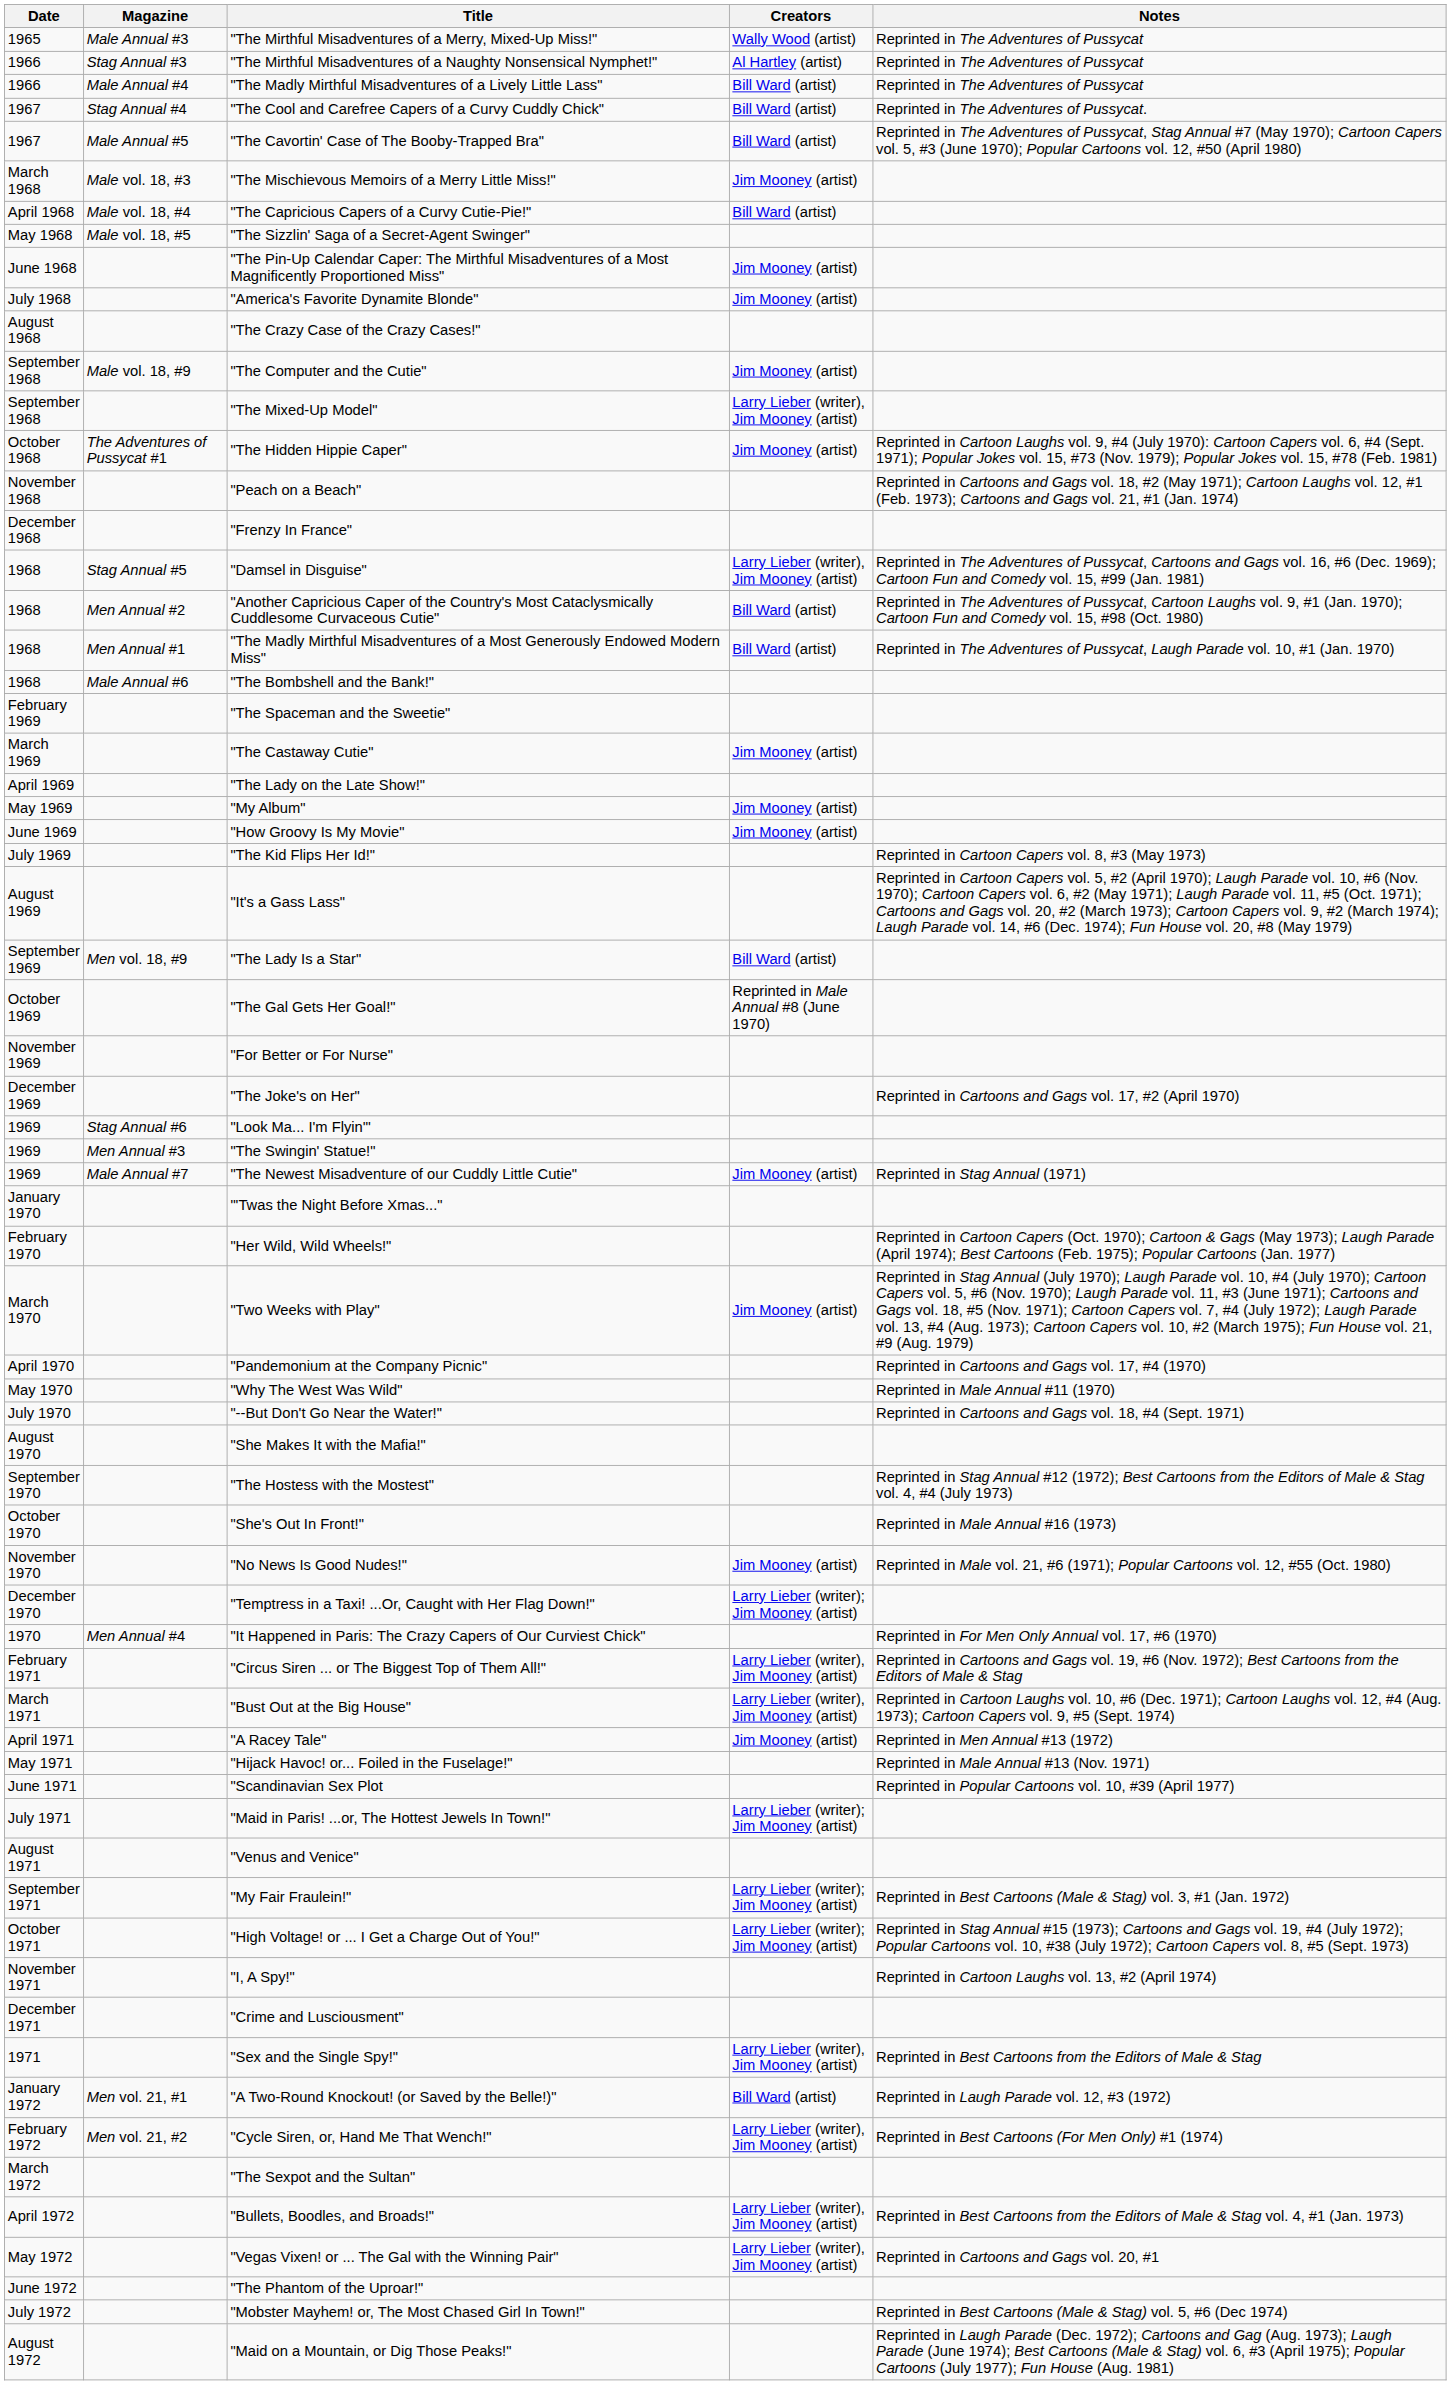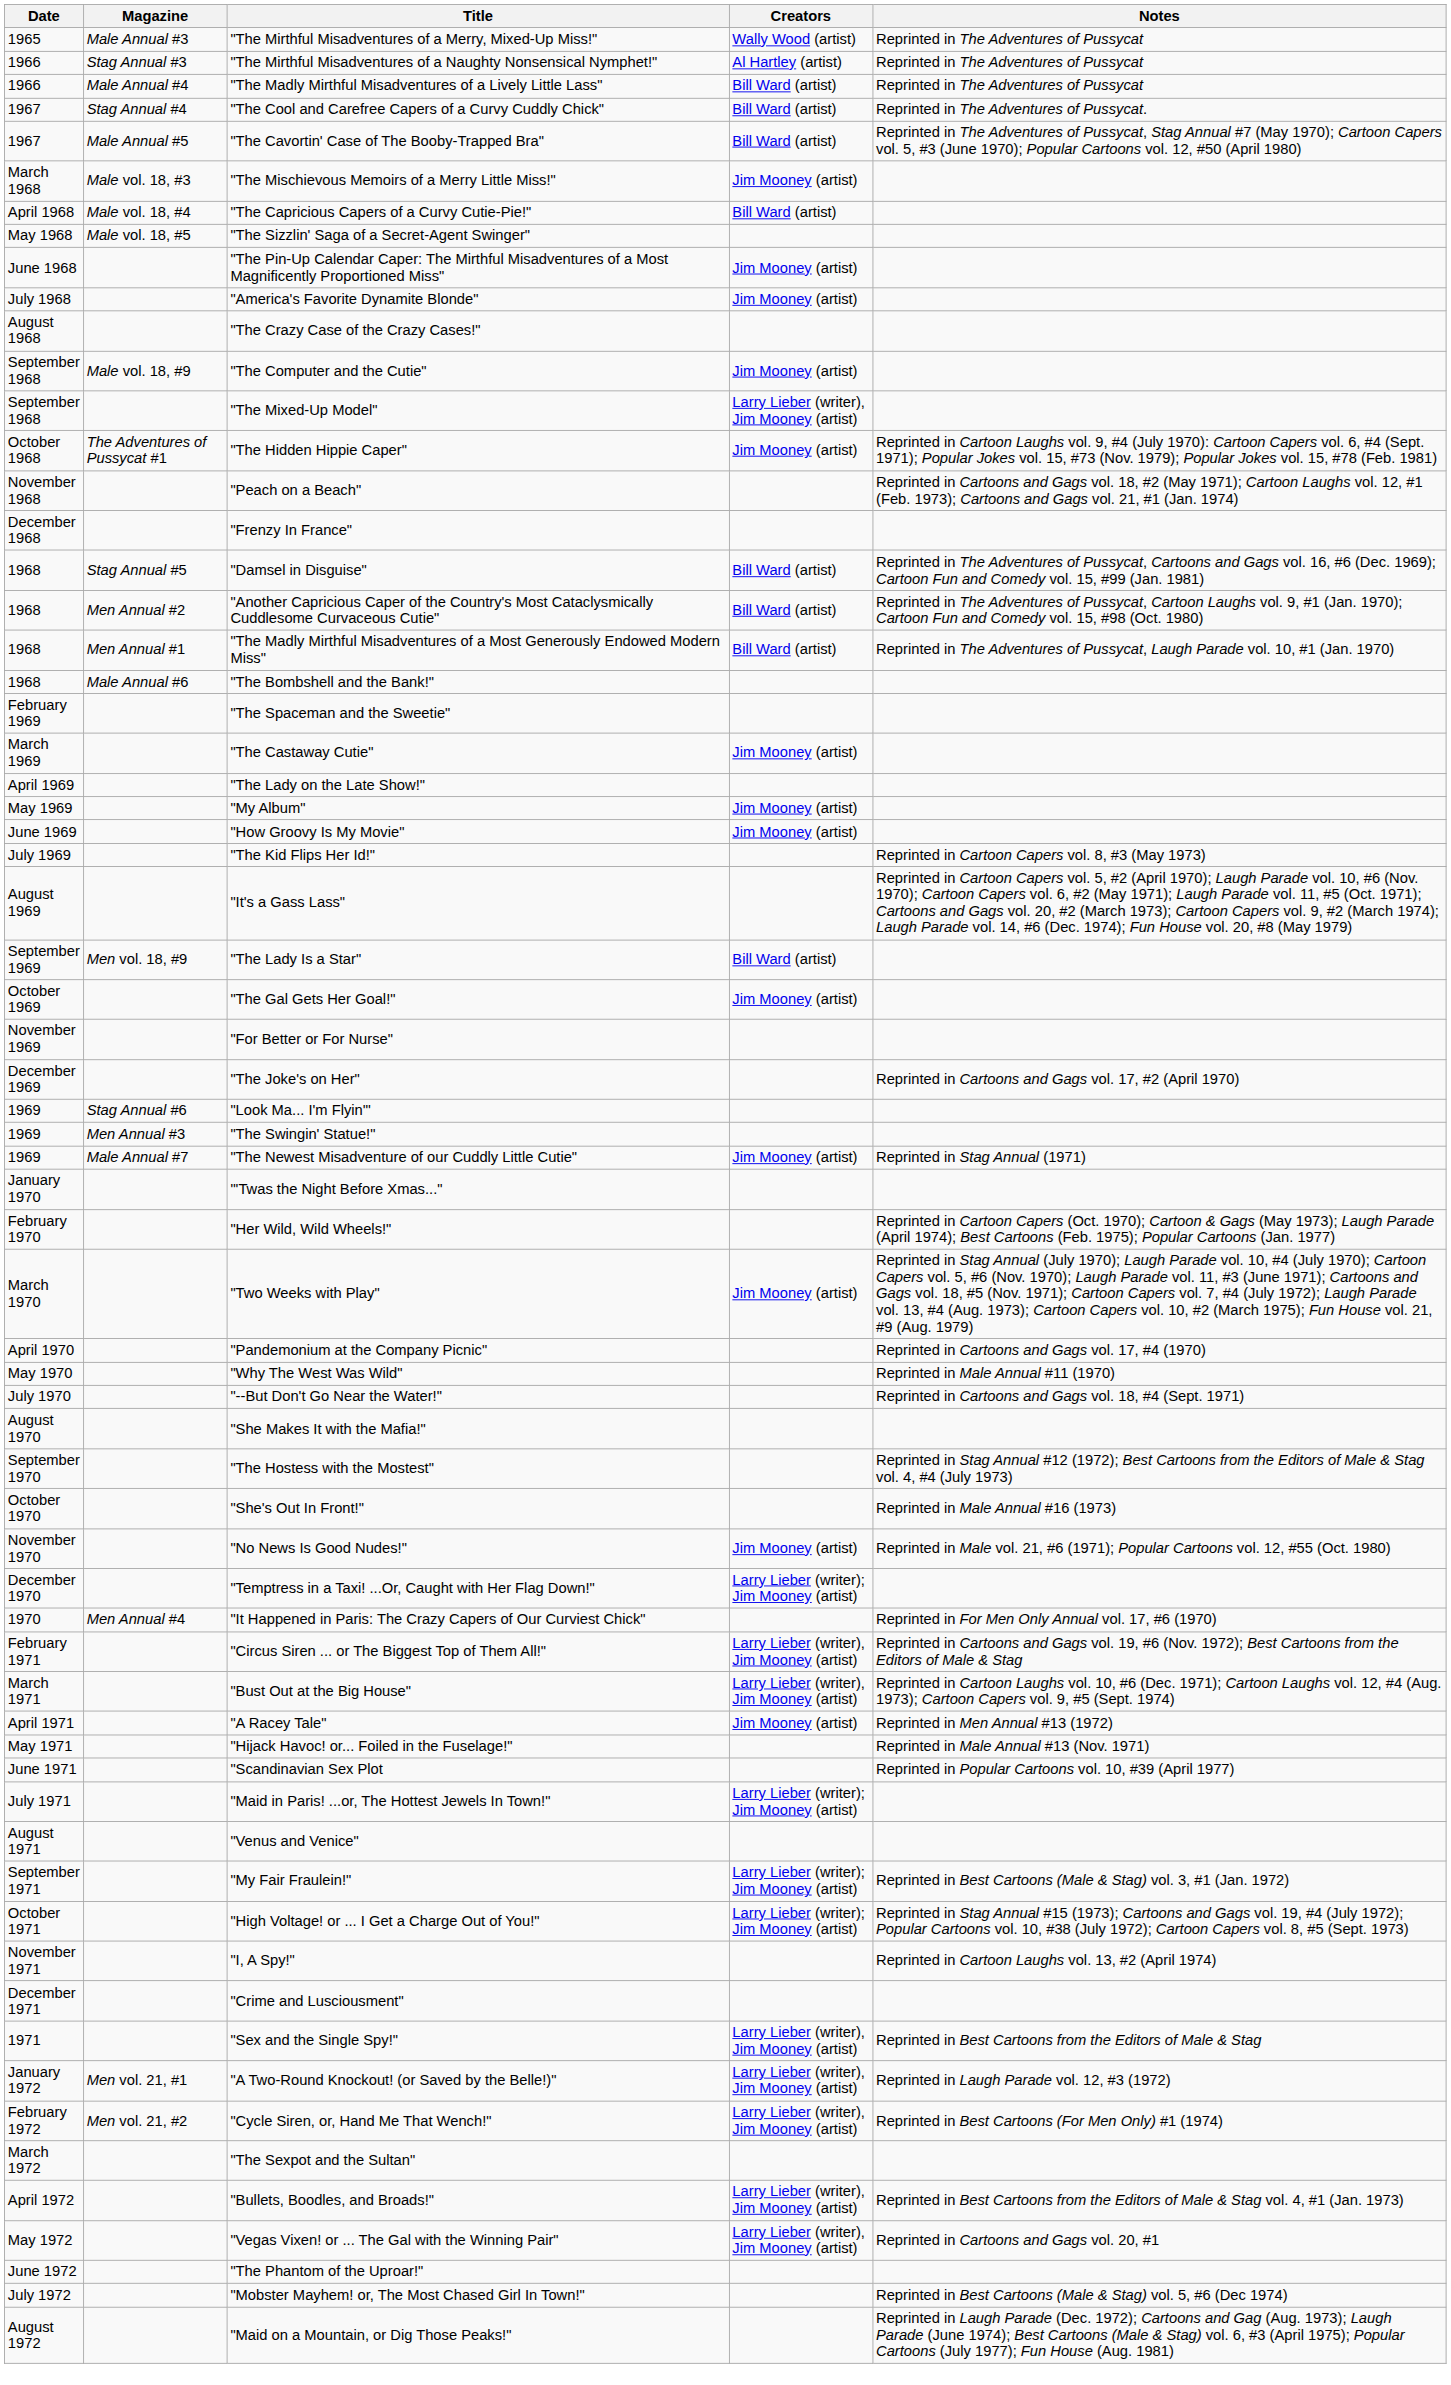(799, 570) Larry Lieber (writer), Jim Mooney (artist) -> (784, 570) Bill Ward (artist)
(790, 1007) Reprinted in Male Annual #8 (June 1970) -> (795, 999) Jim Mooney (artist)
(784, 2097) Bill Ward (artist) -> (799, 2080) Larry Lieber (writer), Jim Mooney (artist)
